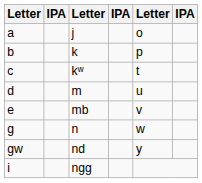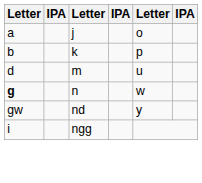- row: (78, 71)
- row: (80, 110)
(11, 129) normal -> (11, 91) bold
